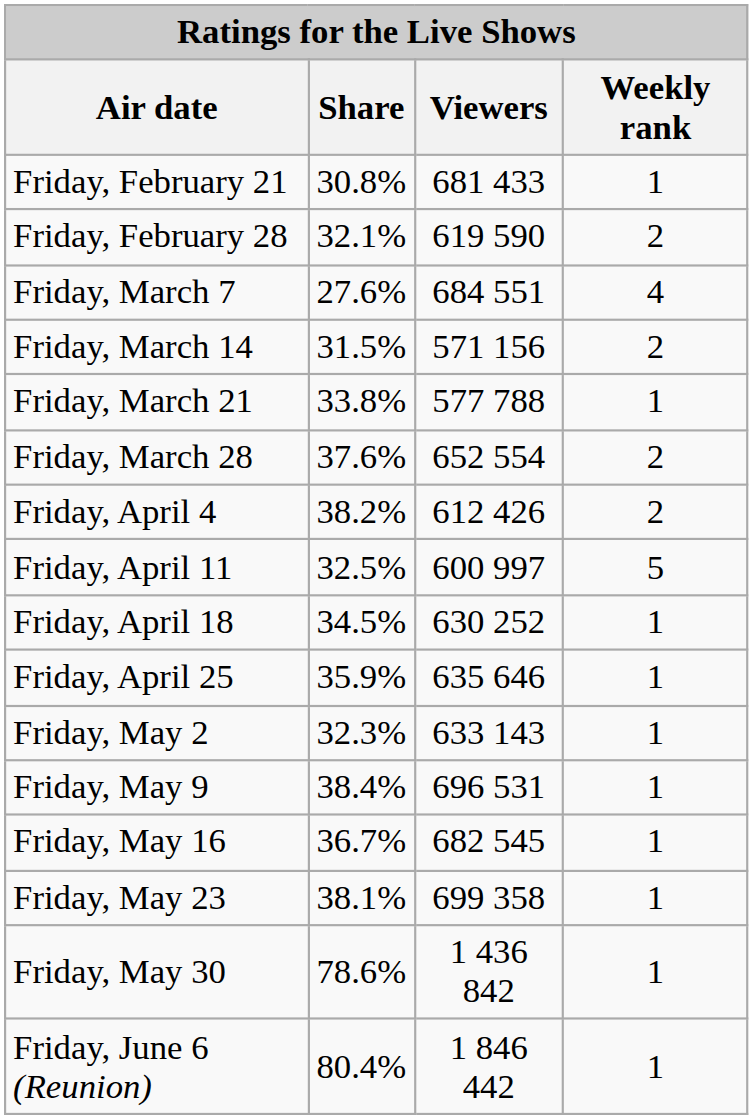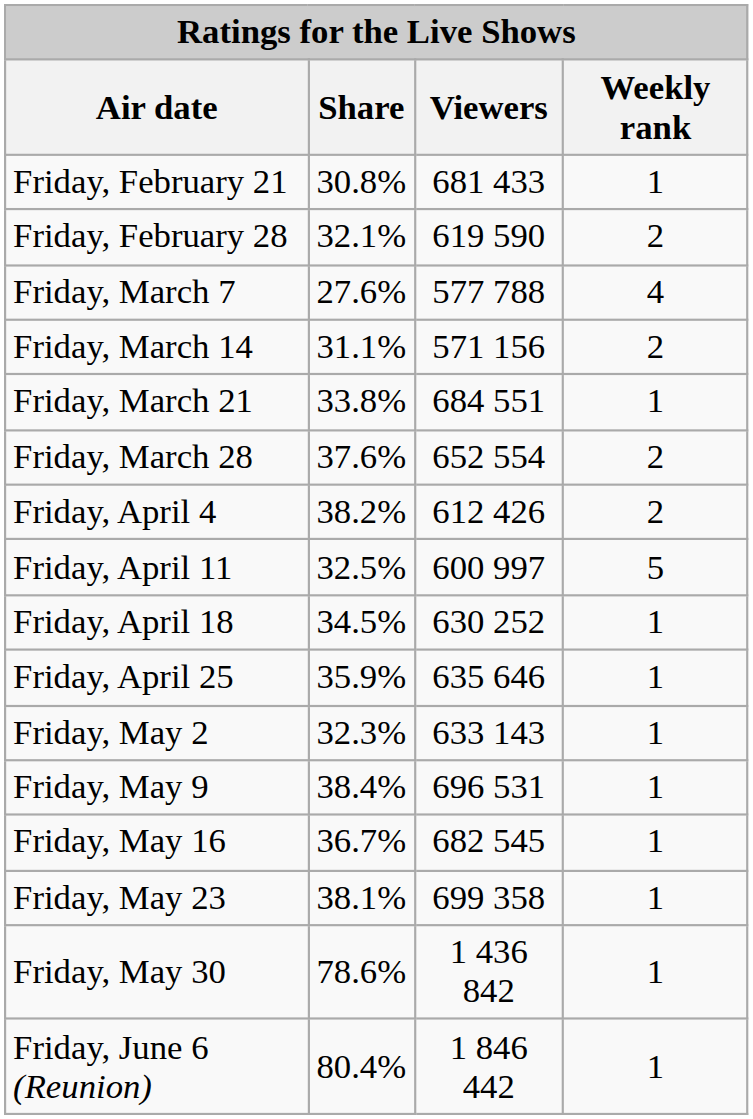(489, 291) 684 551 -> (489, 291) 577 788
(361, 346) 31.5% -> (361, 346) 31.1%
(489, 401) 577 788 -> (489, 401) 684 551
